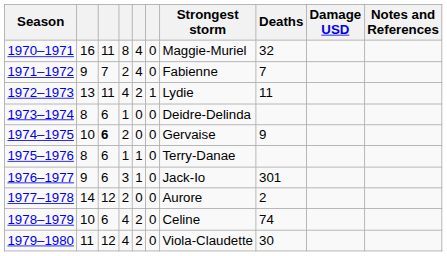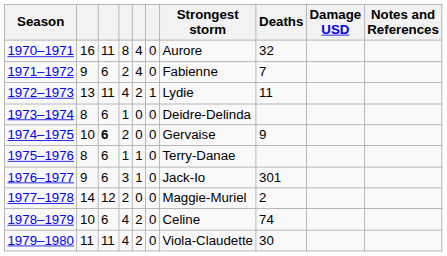(204, 51) Maggie-Muriel -> (182, 51) Aurore
(105, 72) 7 -> (105, 72) 6
(182, 198) Aurore -> (204, 198) Maggie-Muriel
(108, 240) 12 -> (108, 240) 11
